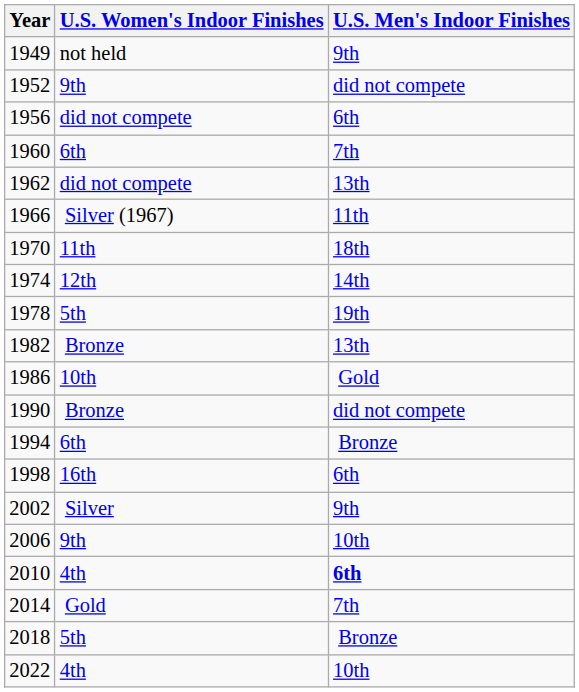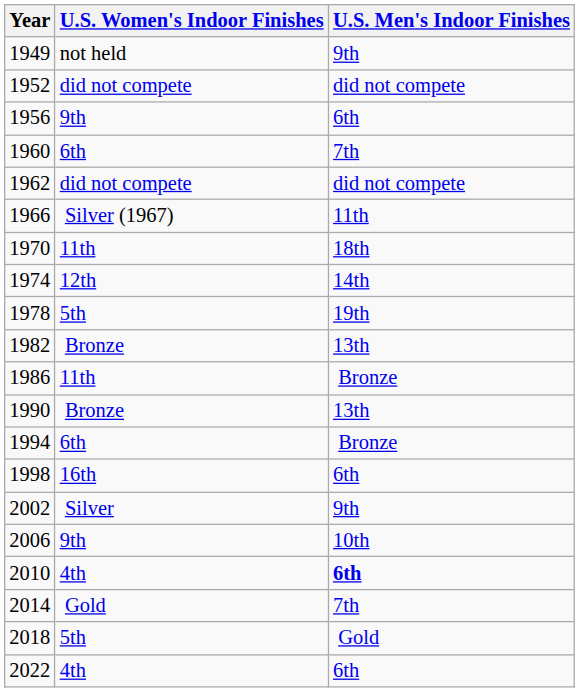(73, 85) 9th -> (126, 85) did not compete
(126, 118) did not compete -> (73, 118) 9th
(351, 183) 13th -> (399, 183) did not compete
(78, 378) 10th -> (78, 378) 11th
(356, 378) Gold -> (365, 378) Bronze
(399, 410) did not compete -> (351, 410) 13th
(365, 637) Bronze -> (356, 637) Gold
(351, 670) 10th -> (346, 670) 6th
